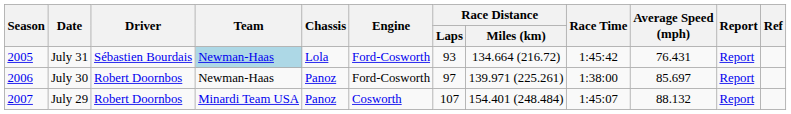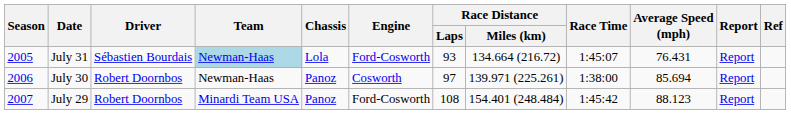(598, 57) 1:45:42 -> (598, 57) 1:45:07
(391, 78) Ford-Cosworth -> (377, 78) Cosworth
(673, 78) 85.697 -> (673, 78) 85.694
(377, 99) Cosworth -> (391, 99) Ford-Cosworth
(449, 99) 107 -> (449, 99) 108
(598, 99) 1:45:07 -> (598, 99) 1:45:42
(673, 99) 88.132 -> (673, 99) 88.123
